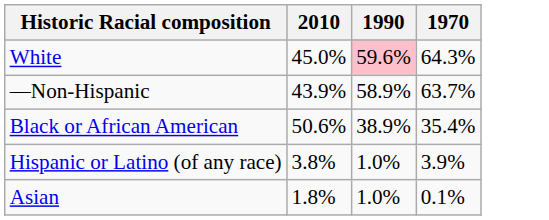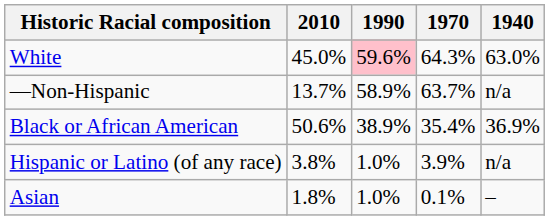+ column: (513, 22)
(319, 92) 43.9% -> (319, 92) 13.7%
